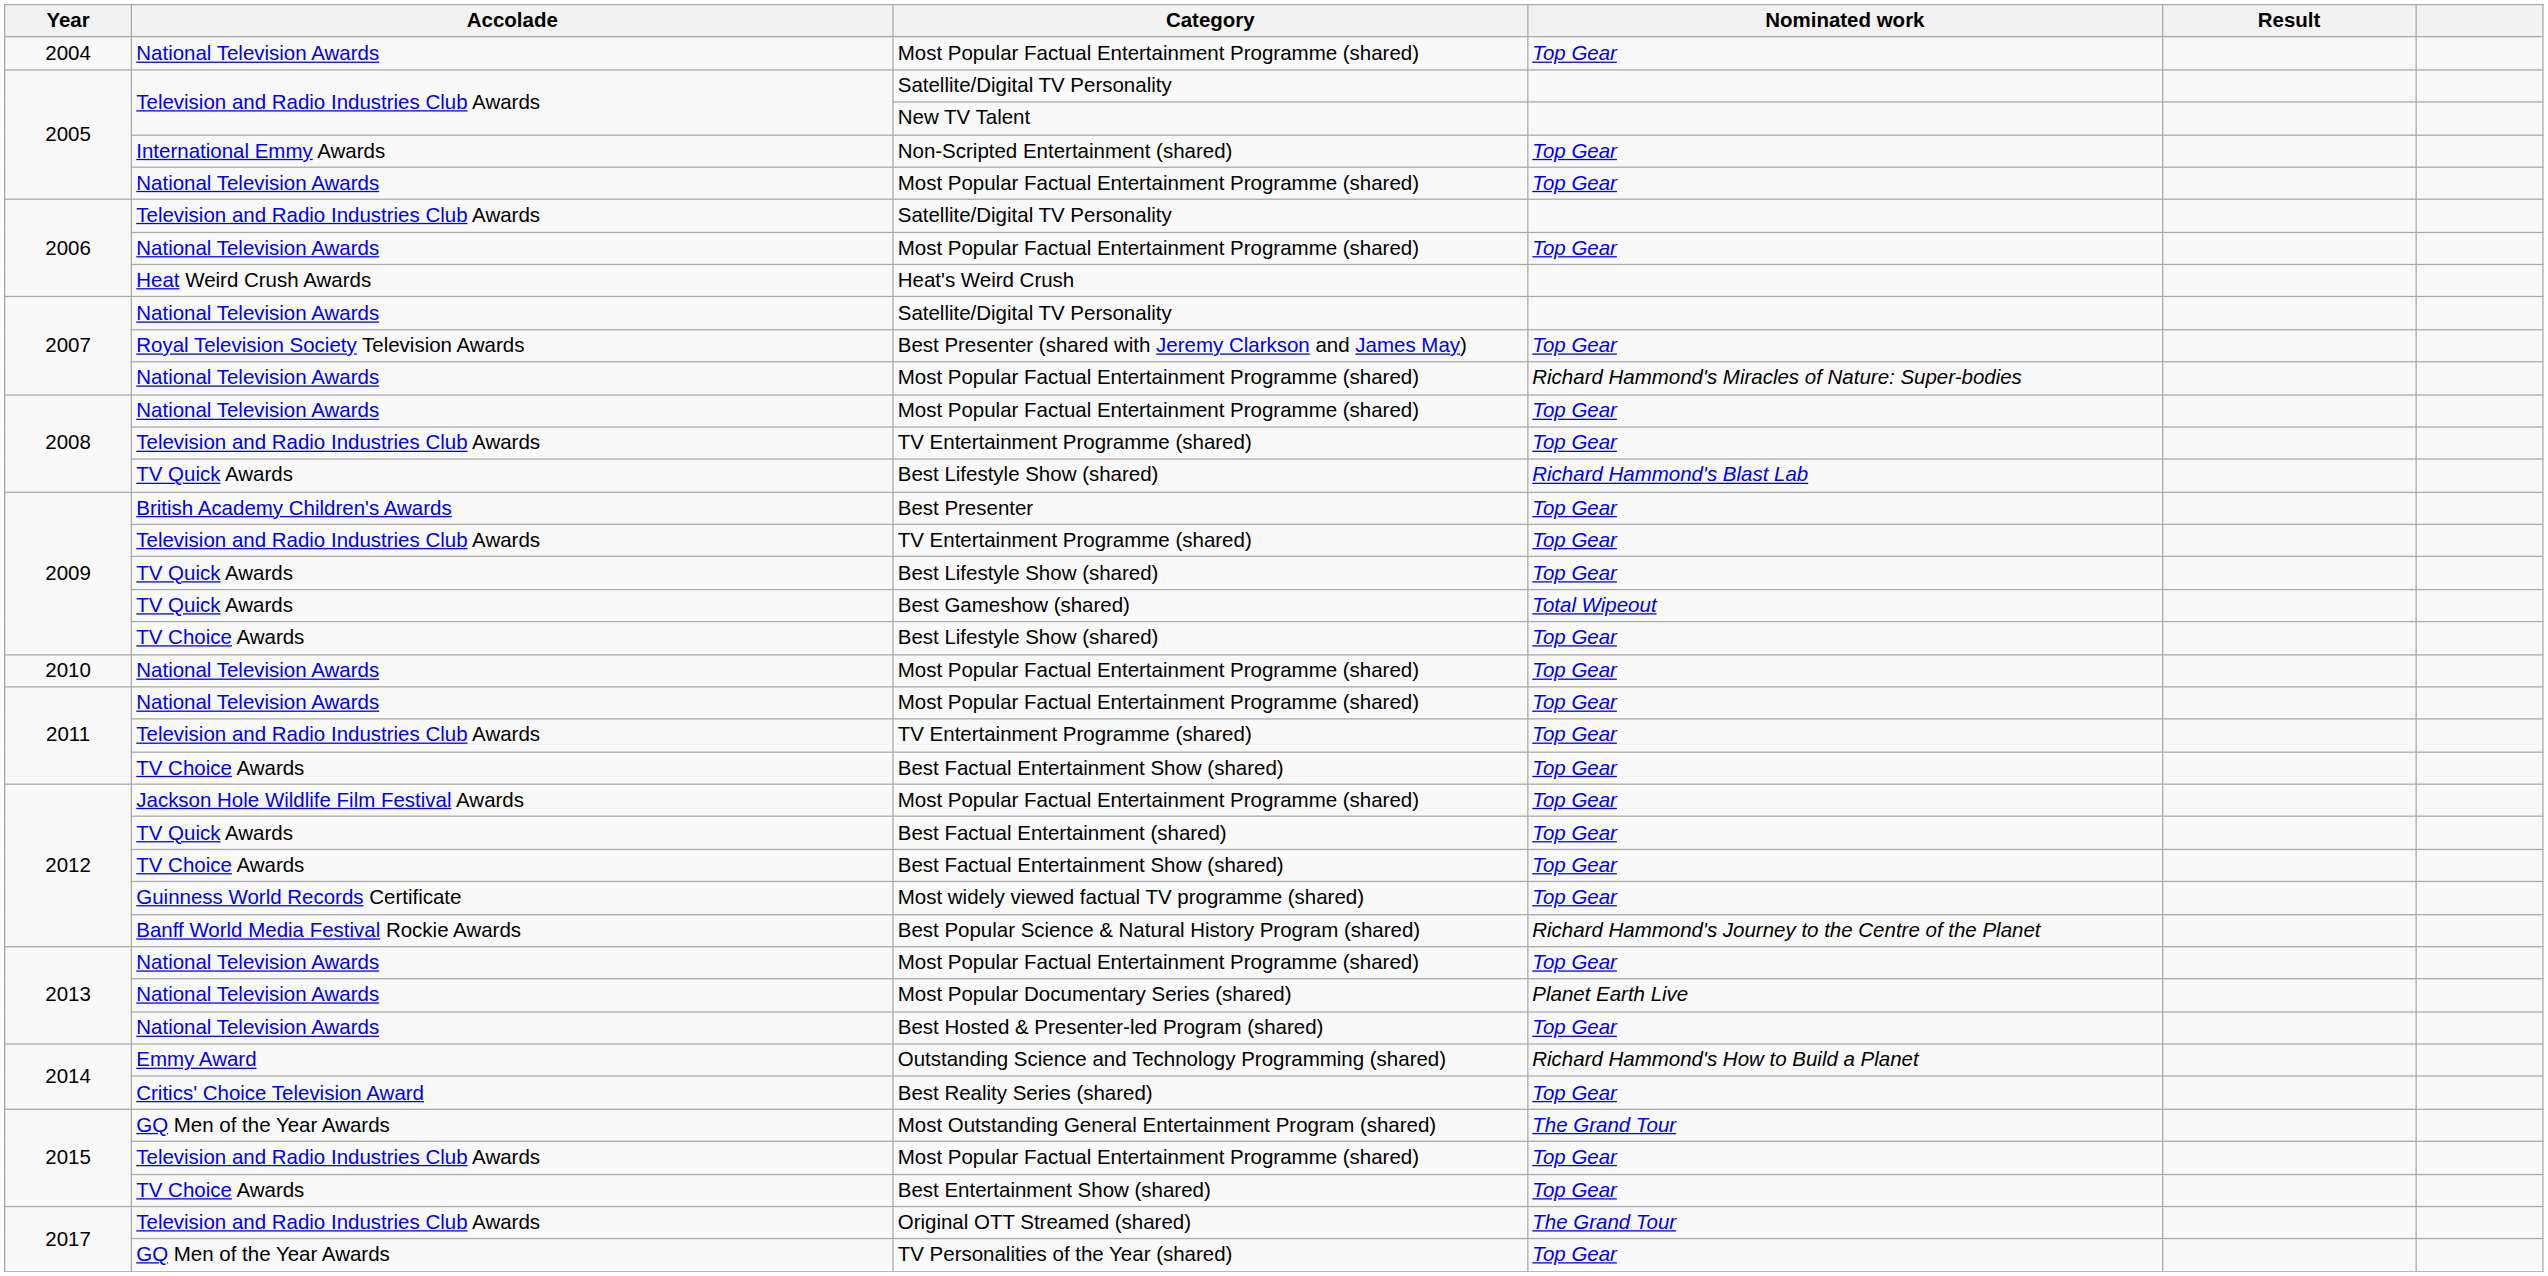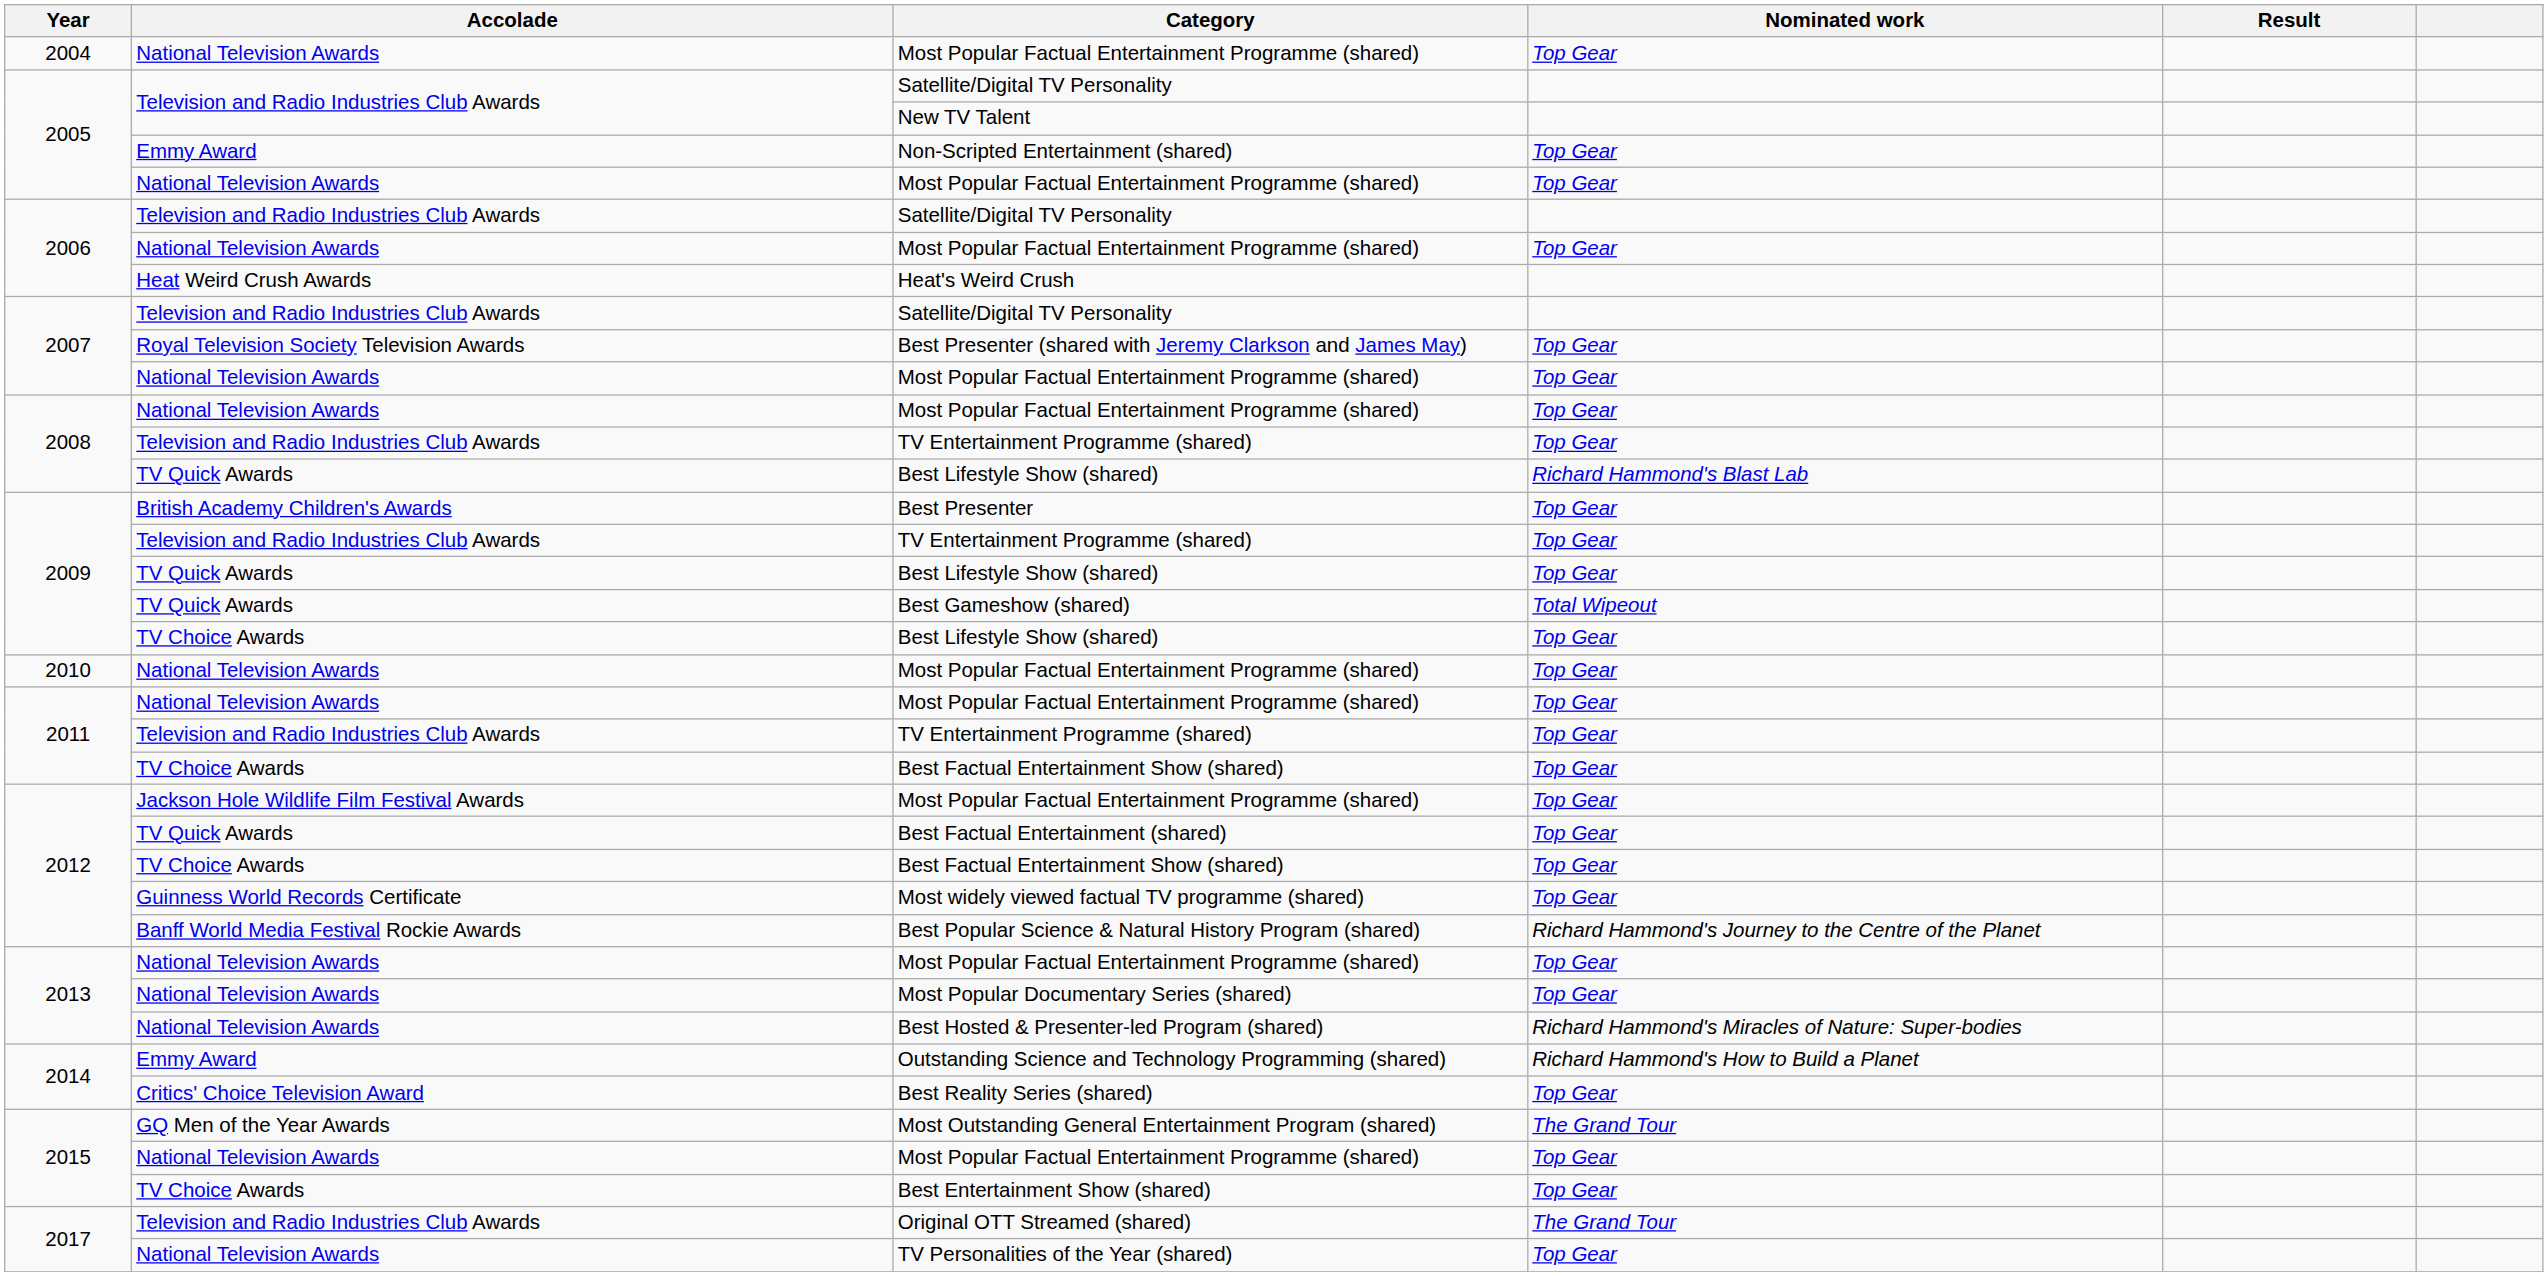(261, 150) International Emmy Awards -> (196, 150) Emmy Award
(258, 313) National Television Awards -> (338, 313) Television and Radio Industries Club Awards
(1777, 378) Richard Hammond's Miracles of Nature: Super-bodies -> (1575, 378) Top Gear
(1610, 995) Planet Earth Live -> (1575, 995) Top Gear
(1575, 1027) Top Gear -> (1777, 1027) Richard Hammond's Miracles of Nature: Super-bodies
(338, 1157) Television and Radio Industries Club Awards -> (258, 1157) National Television Awards
(263, 1254) GQ Men of the Year Awards -> (258, 1254) National Television Awards
